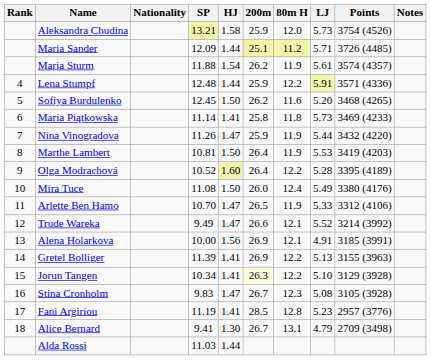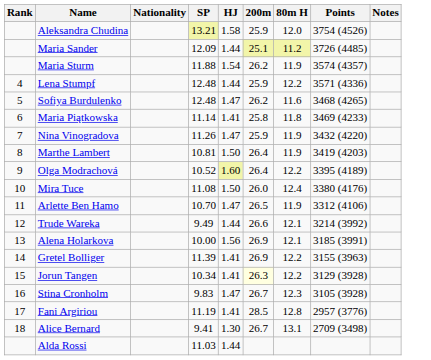- column: (323, 13)
(204, 100) 12.45 -> (204, 100) 12.48
(231, 100) 1.50 -> (231, 100) 1.47
(231, 223) 1.47 -> (231, 223) 1.44
